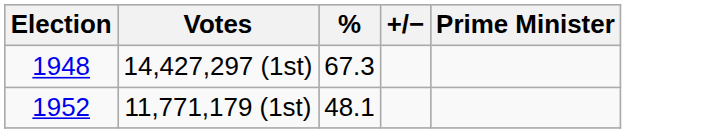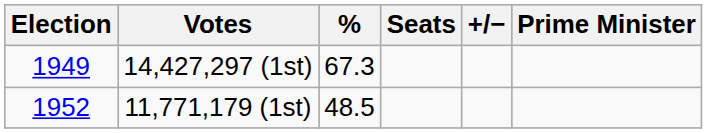+ column: (421, 25)
(61, 66) 1948 -> (61, 66) 1949
(350, 107) 48.1 -> (350, 107) 48.5
